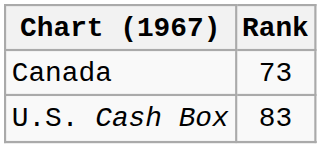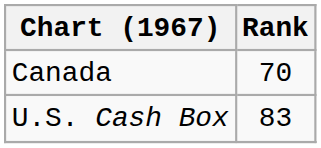(275, 73) 73 -> (275, 73) 70
